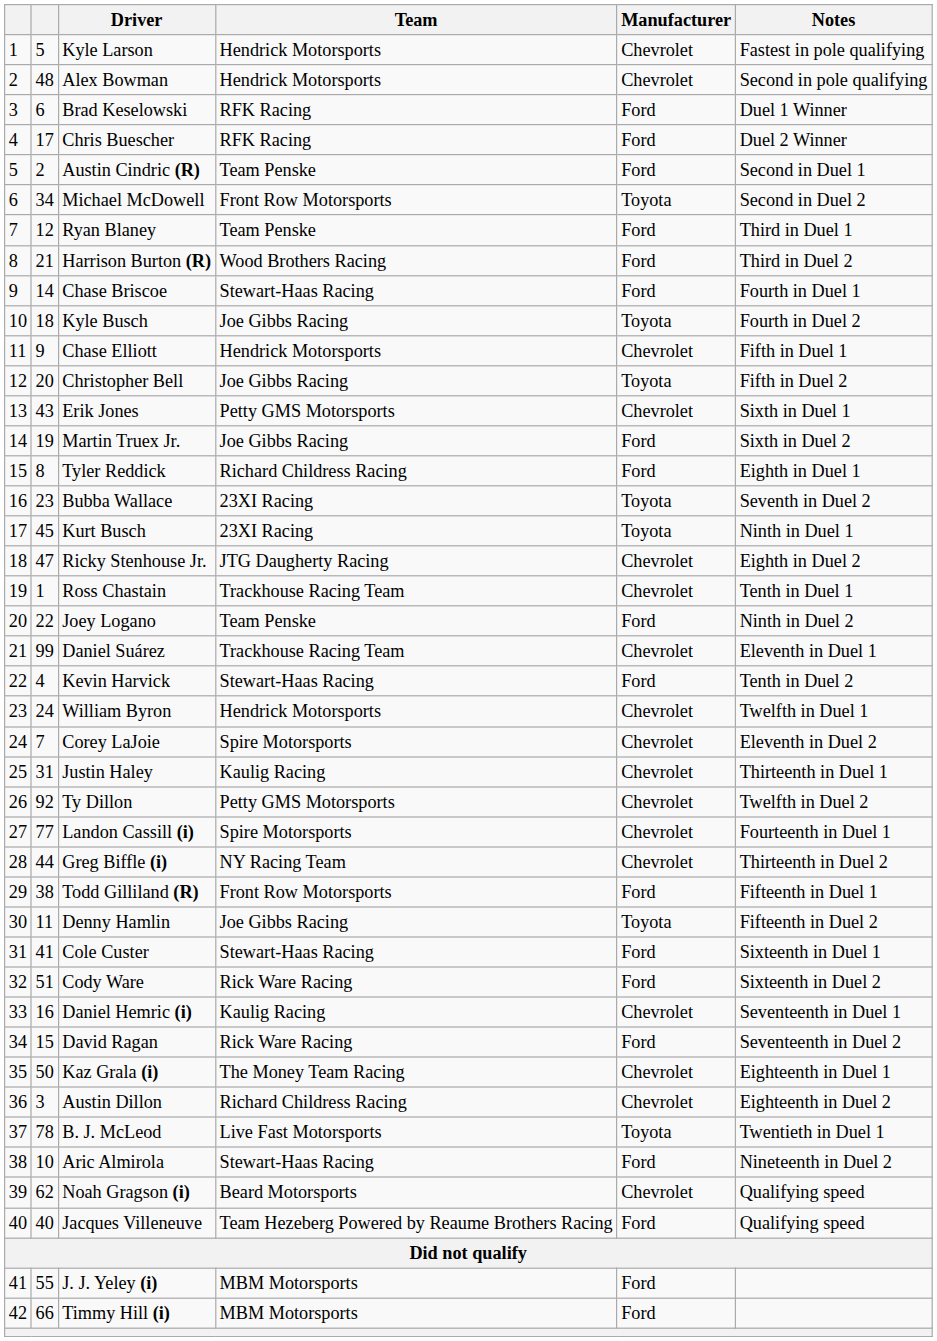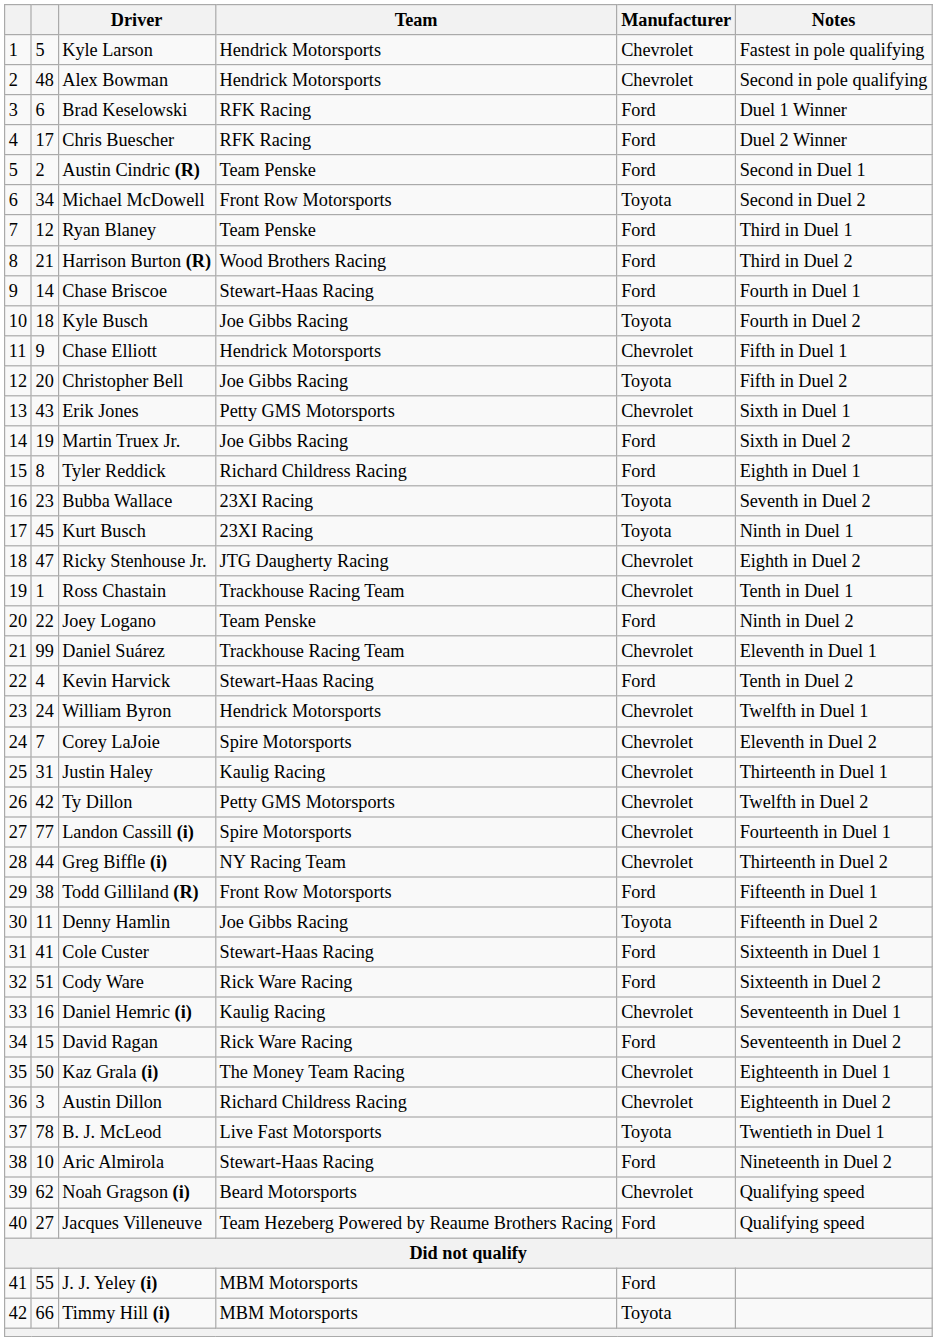(45, 801) 92 -> (45, 801) 42
(45, 1222) 40 -> (45, 1222) 27
(638, 1312) Ford -> (646, 1312) Toyota
